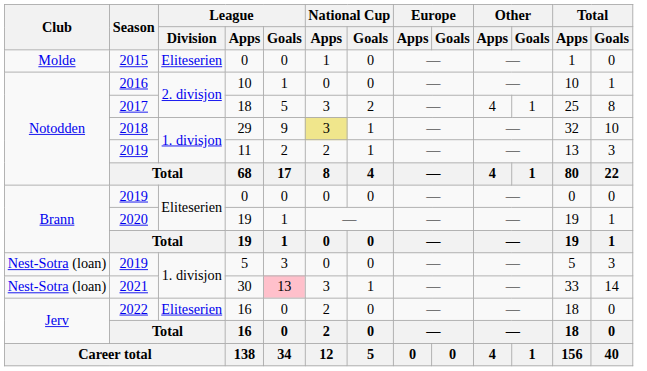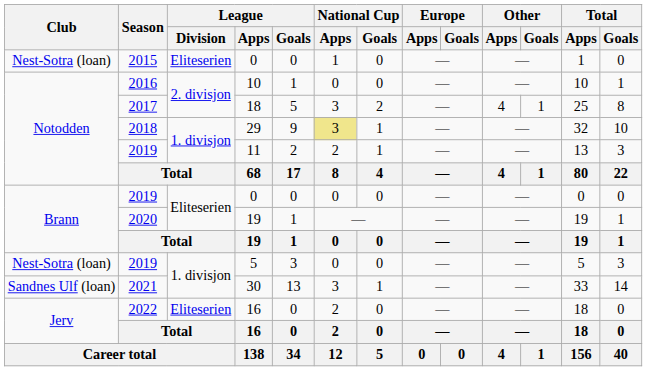(57, 60) Molde -> (62, 60) Nest-Sotra (loan)
(57, 286) Nest-Sotra (loan) -> (62, 286) Sandnes Ulf (loan)
(284, 286) pink background -> (293, 286) no background
